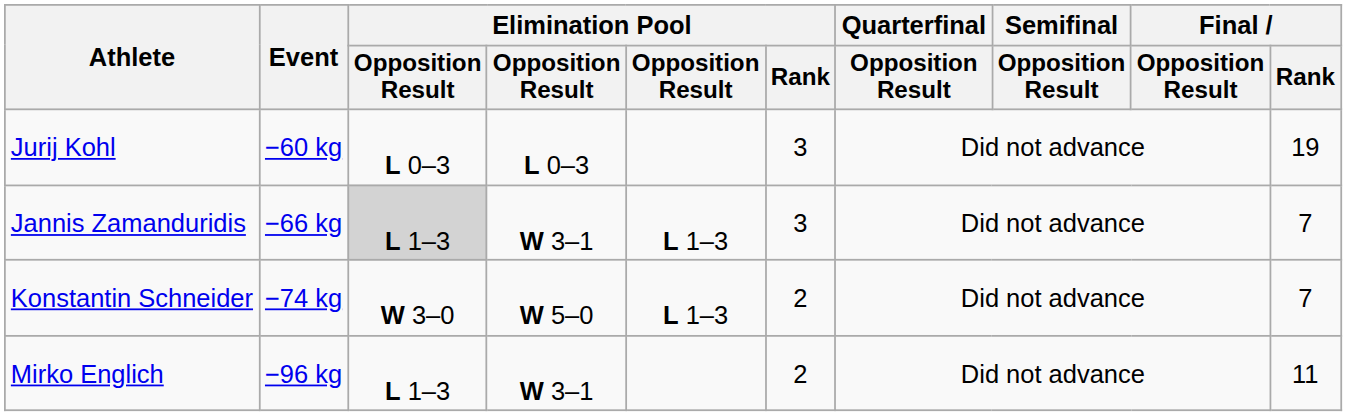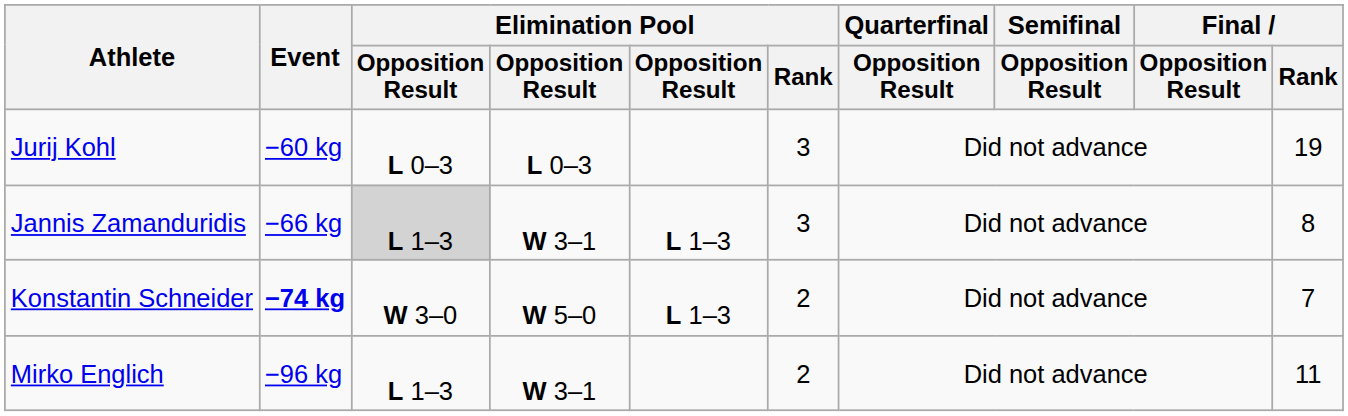(1305, 223) 7 -> (1308, 223) 8
(304, 298) normal -> (305, 298) bold
